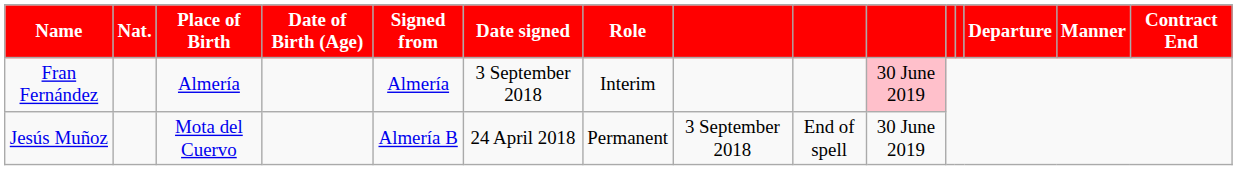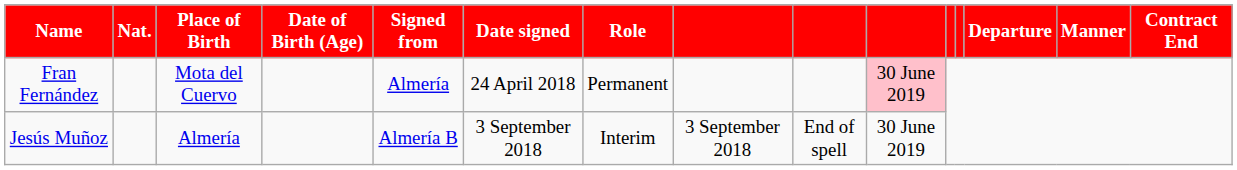(209, 84) Almería -> (209, 84) Mota del Cuervo
(523, 84) 3 September 2018 -> (523, 84) 24 April 2018
(628, 84) Interim -> (628, 84) Permanent
(209, 137) Mota del Cuervo -> (209, 137) Almería
(523, 137) 24 April 2018 -> (523, 137) 3 September 2018
(628, 137) Permanent -> (628, 137) Interim
